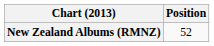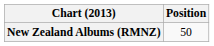(186, 32) 52 -> (186, 32) 50
